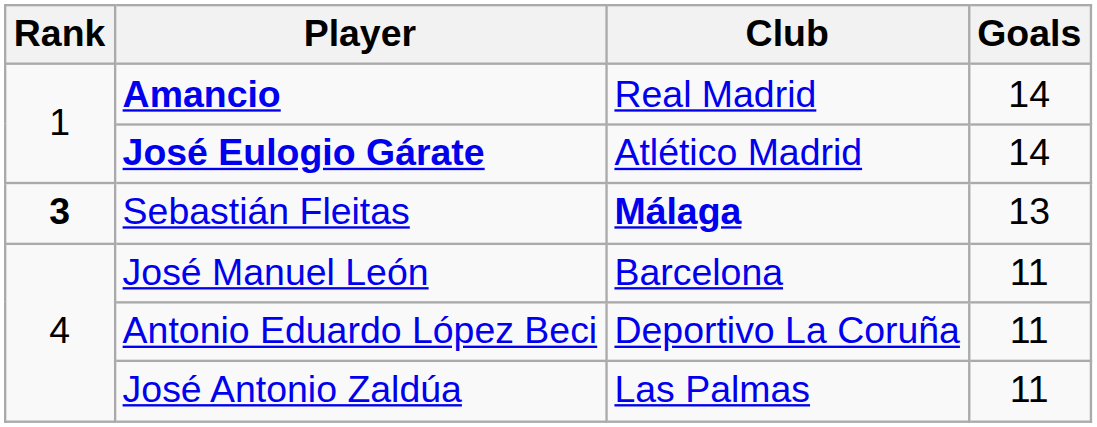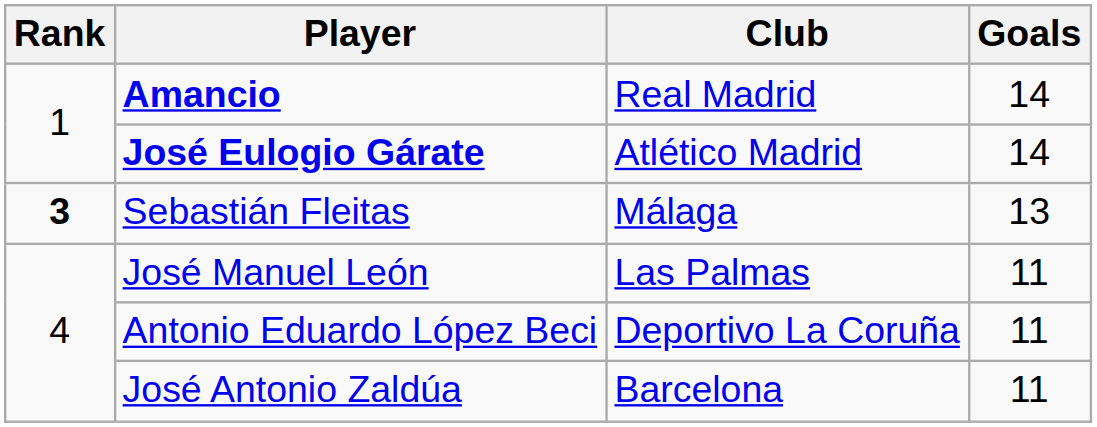(678, 212) bold -> (676, 212) normal
(699, 271) Barcelona -> (712, 271) Las Palmas
(712, 390) Las Palmas -> (699, 390) Barcelona
